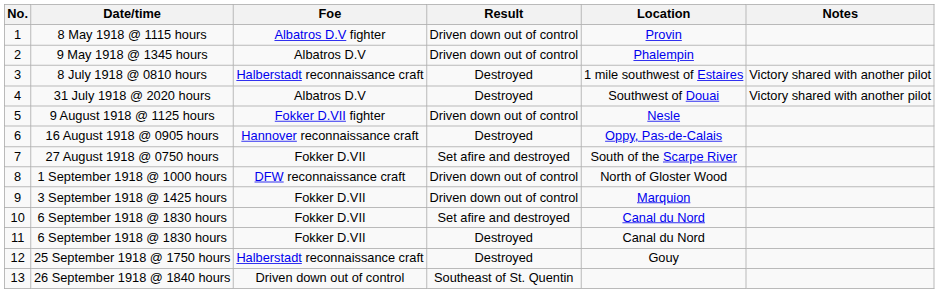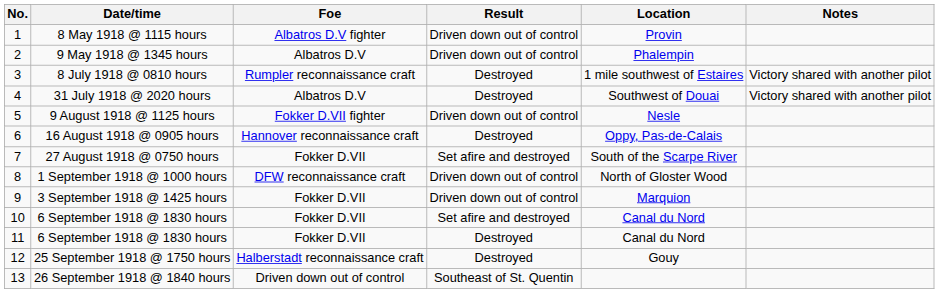(330, 75) Halberstadt reconnaissance craft -> (330, 75) Rumpler reconnaissance craft
